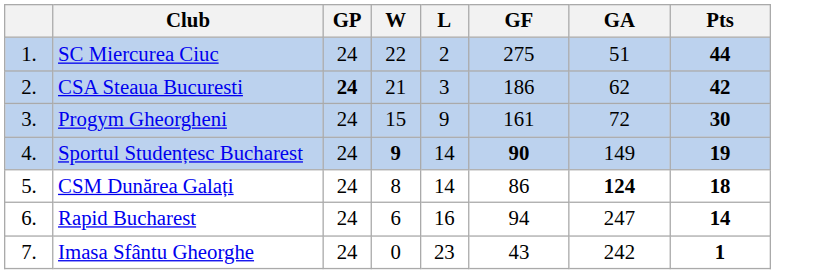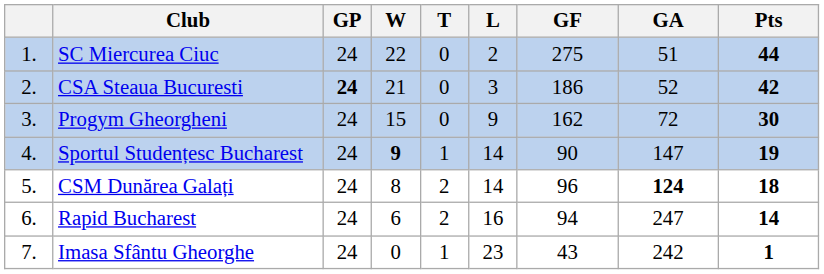+ column: (444, 20)
(619, 86) 62 -> (668, 86) 52
(519, 119) 161 -> (567, 119) 162
(519, 152) bold -> (567, 152) normal
(619, 152) 149 -> (668, 152) 147
(519, 185) 86 -> (567, 185) 96
